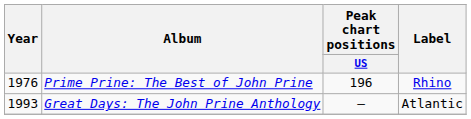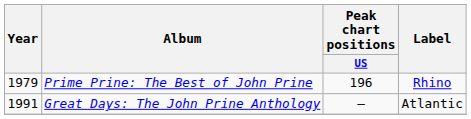(23, 83) 1976 -> (23, 83) 1979
(23, 104) 1993 -> (23, 104) 1991
